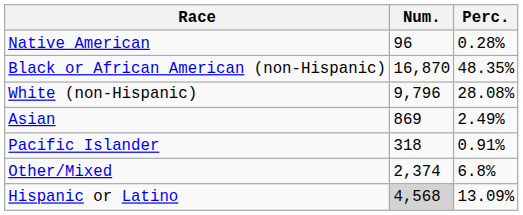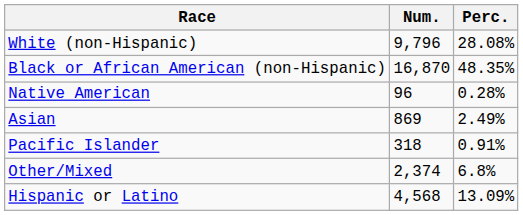rows swapped: (103, 94) <-> (79, 43)
(417, 197) lightgrey background -> (417, 197) no background
